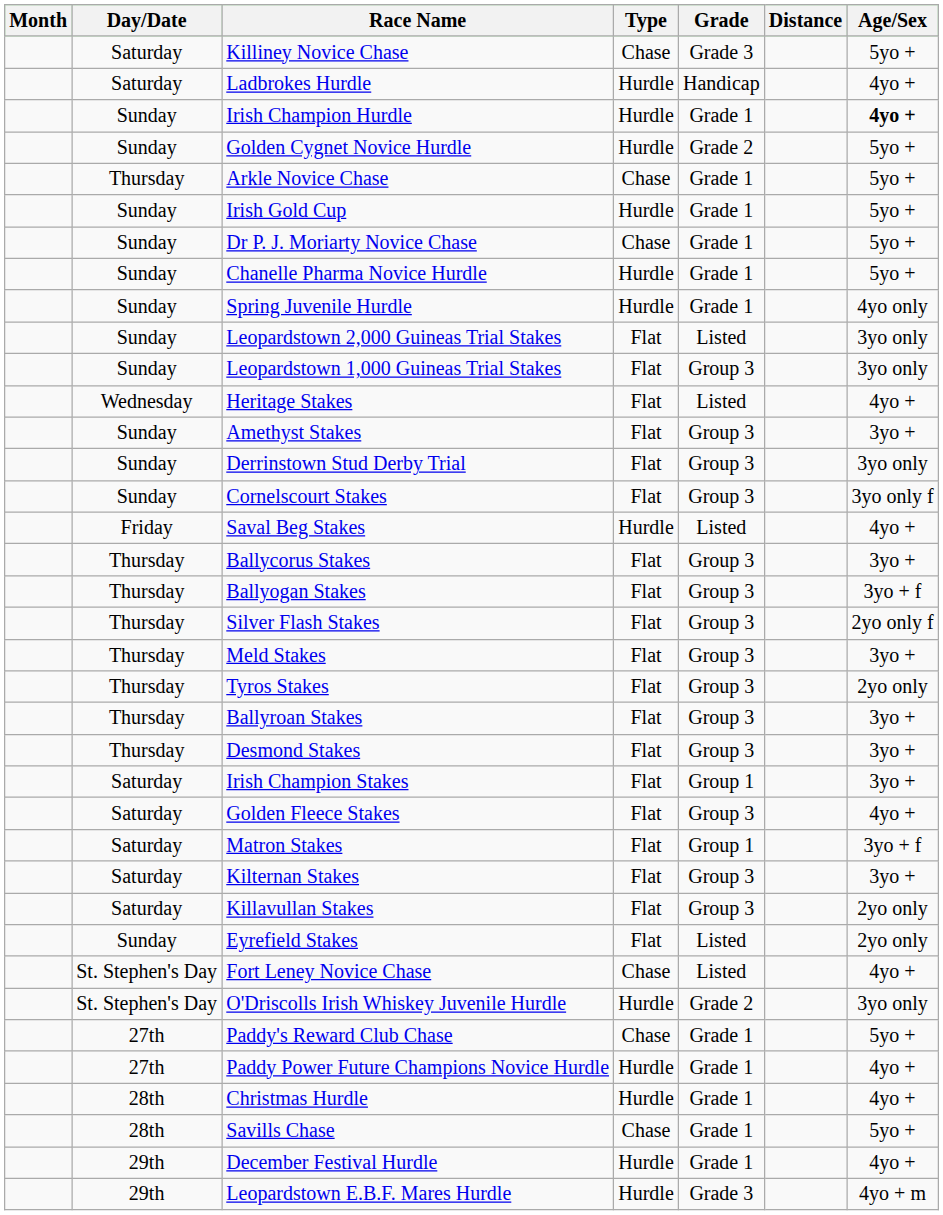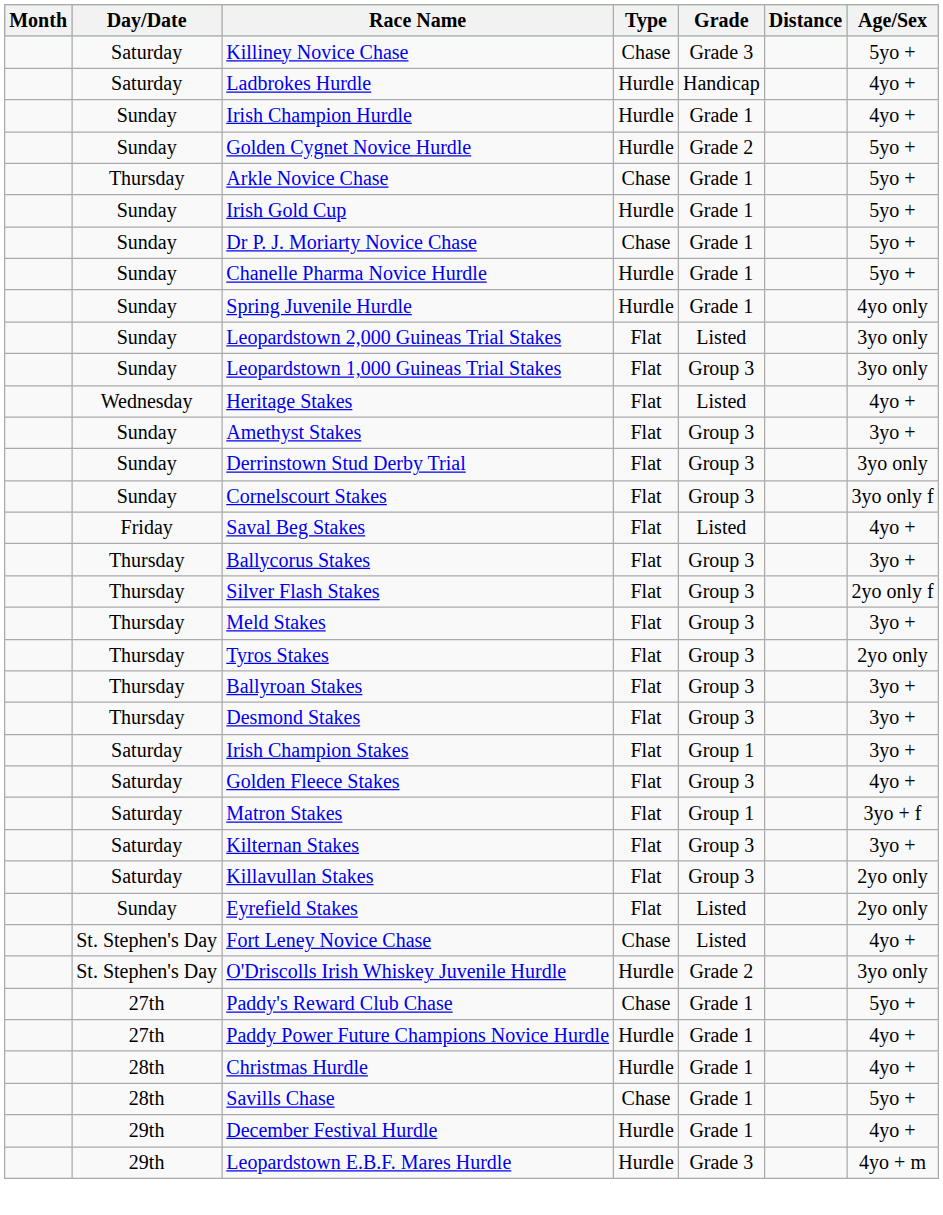(893, 115) bold -> (893, 115) normal
(646, 527) Hurdle -> (646, 527) Flat
- row: (296, 591)
